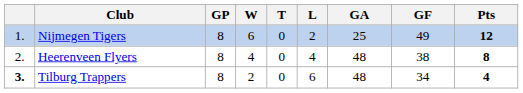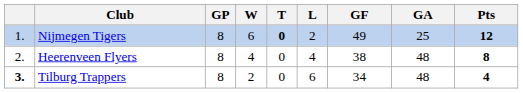columns swapped: (423, 14) <-> (359, 14)
(282, 35) normal -> (282, 35) bold
